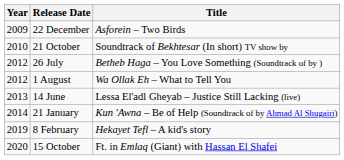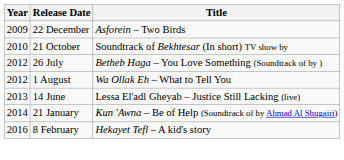(17, 130) 2019 -> (17, 130) 2016
- row: (56, 146)
